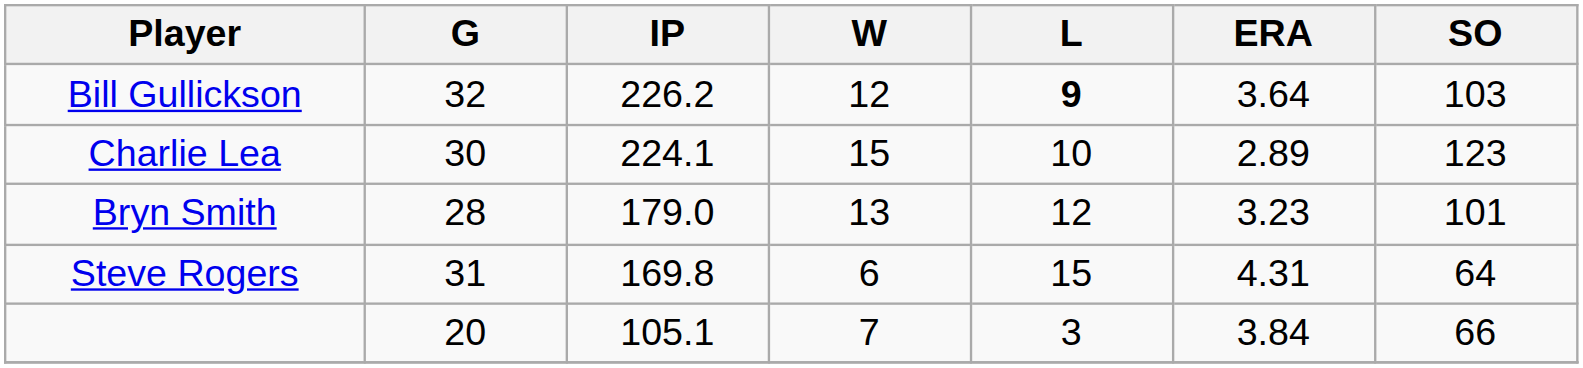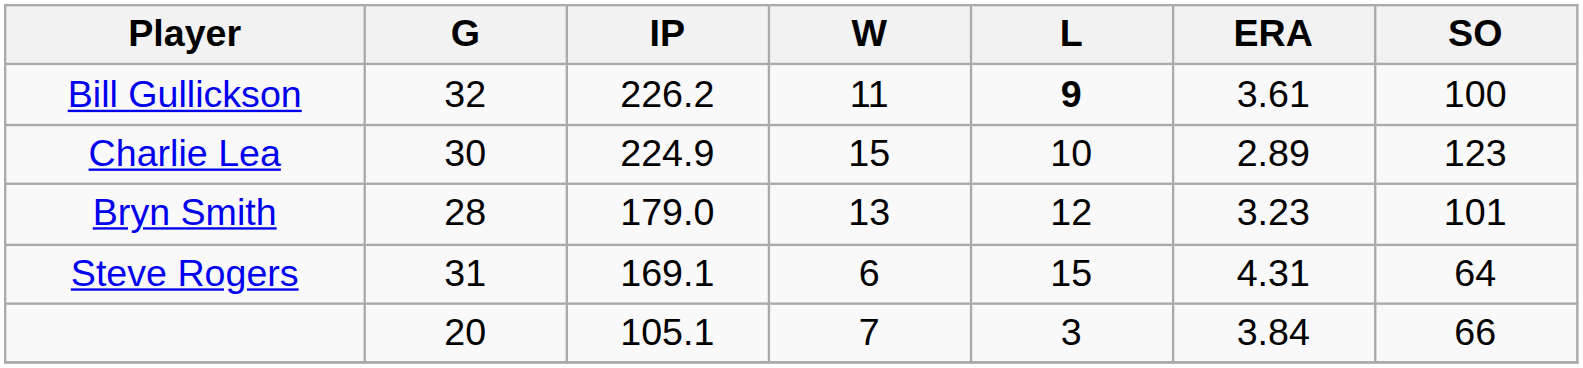(869, 93) 12 -> (869, 93) 11
(1273, 93) 3.64 -> (1273, 93) 3.61
(1475, 93) 103 -> (1475, 93) 100
(667, 153) 224.1 -> (667, 153) 224.9
(667, 272) 169.8 -> (667, 272) 169.1
